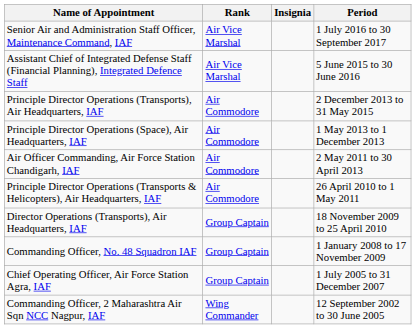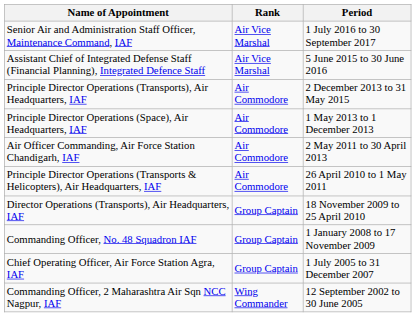- column: (293, 13)
